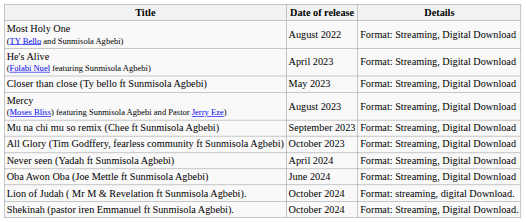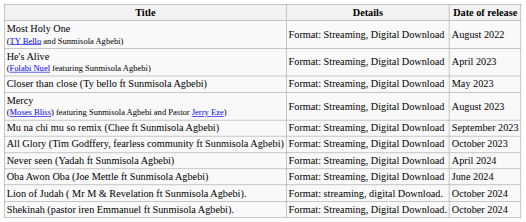columns swapped: (322, 12) <-> (439, 12)
